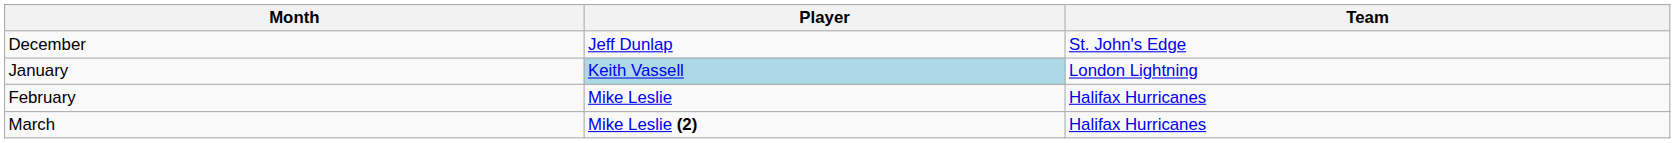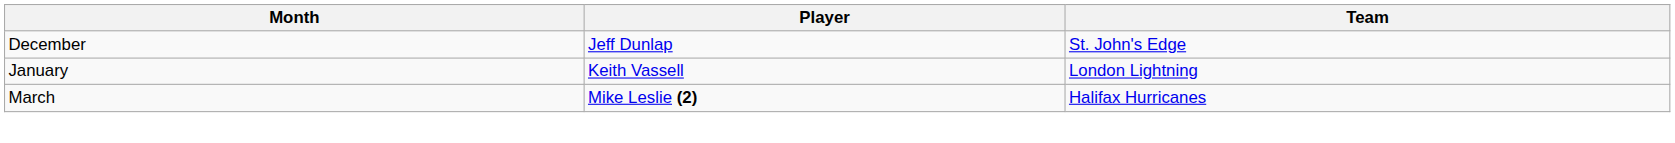(636, 71) lightblue background -> (636, 71) no background
- row: (42, 97)
